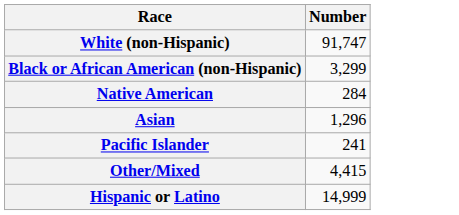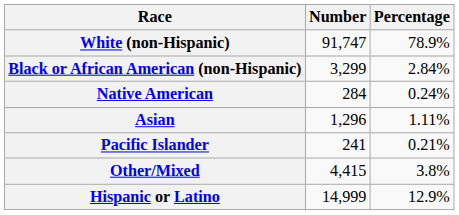+ column: (412, 17)
